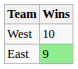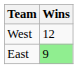(49, 34) 10 -> (49, 34) 12
